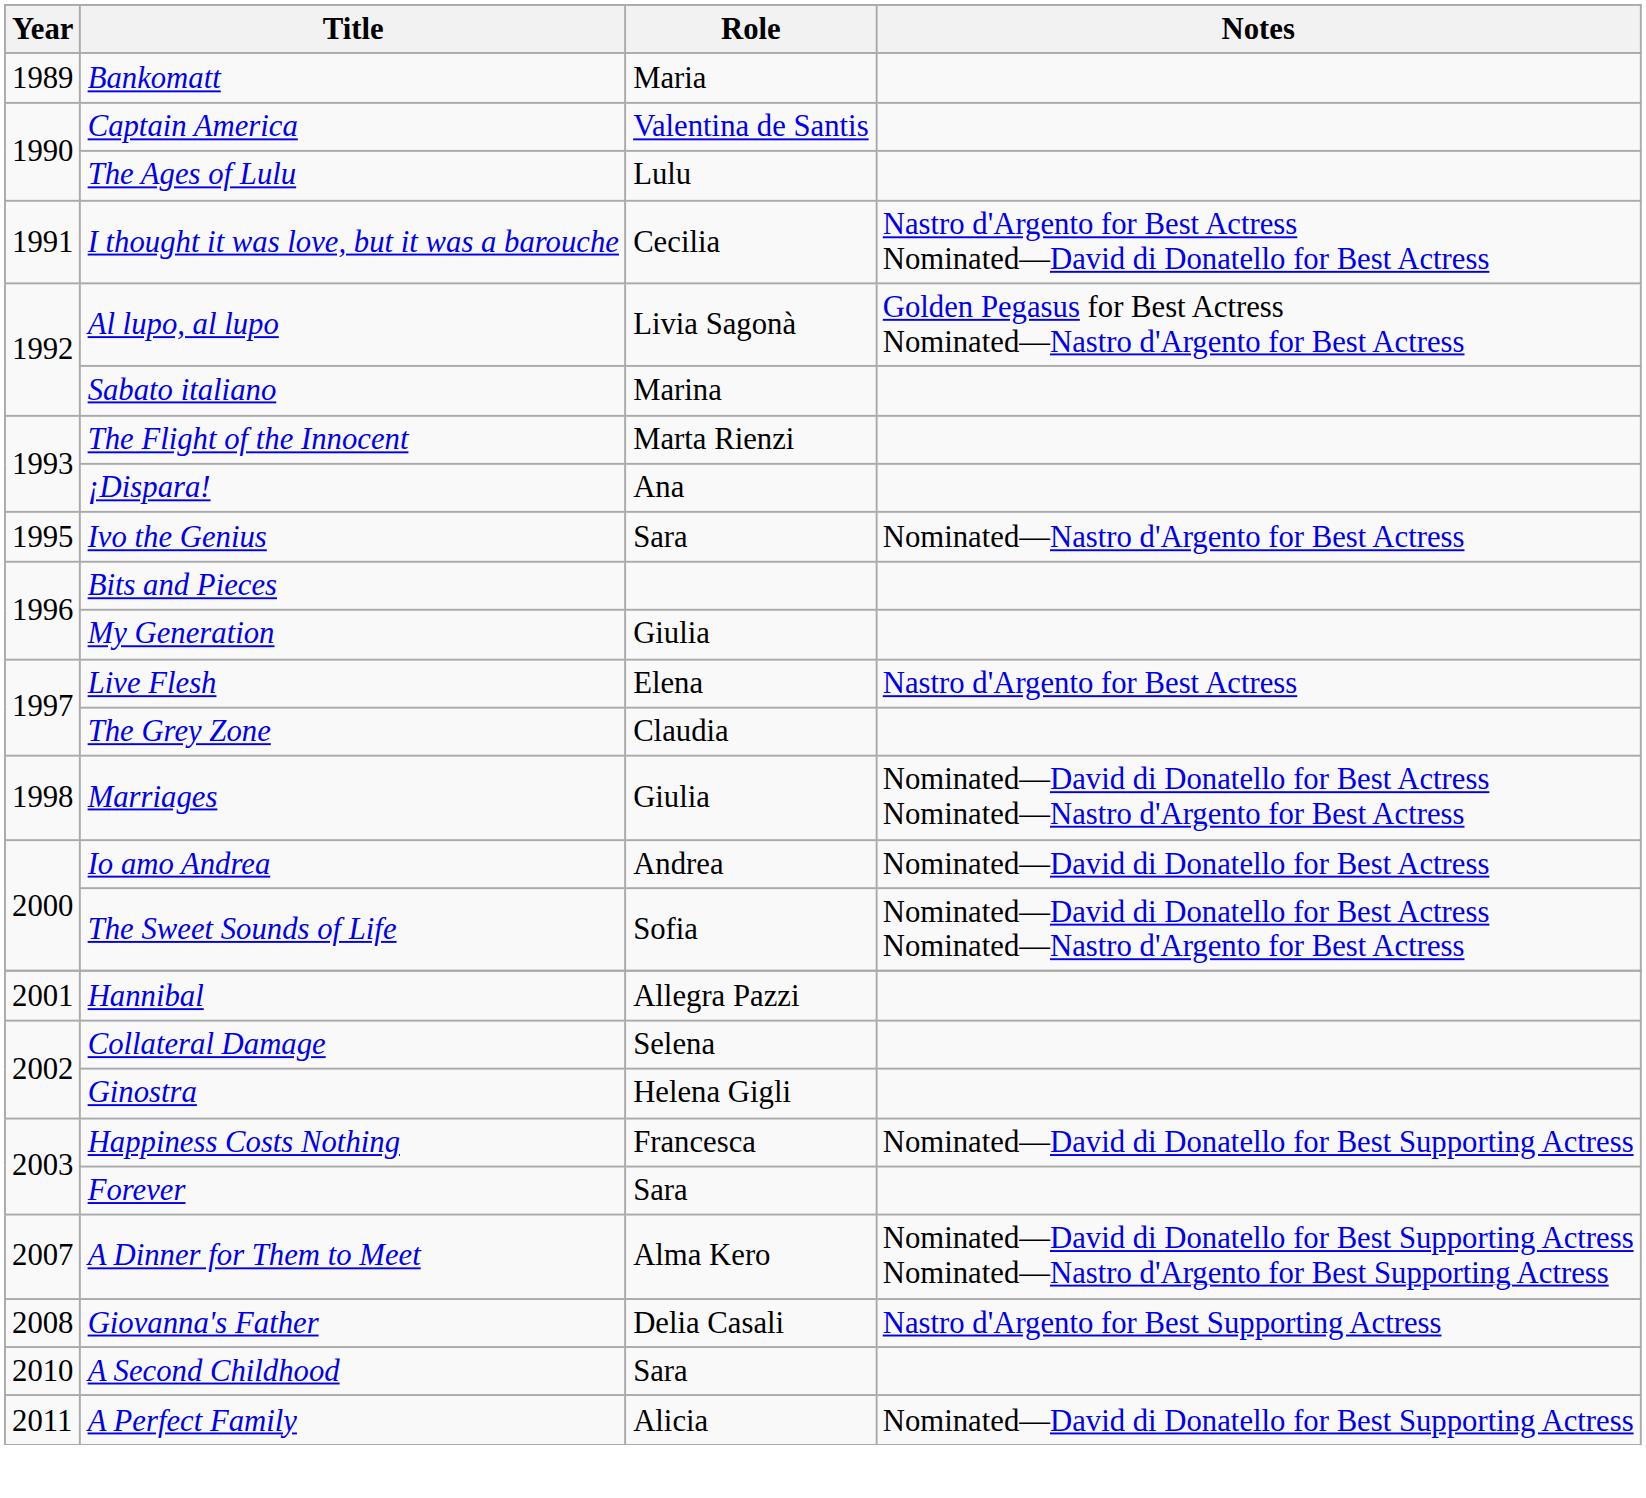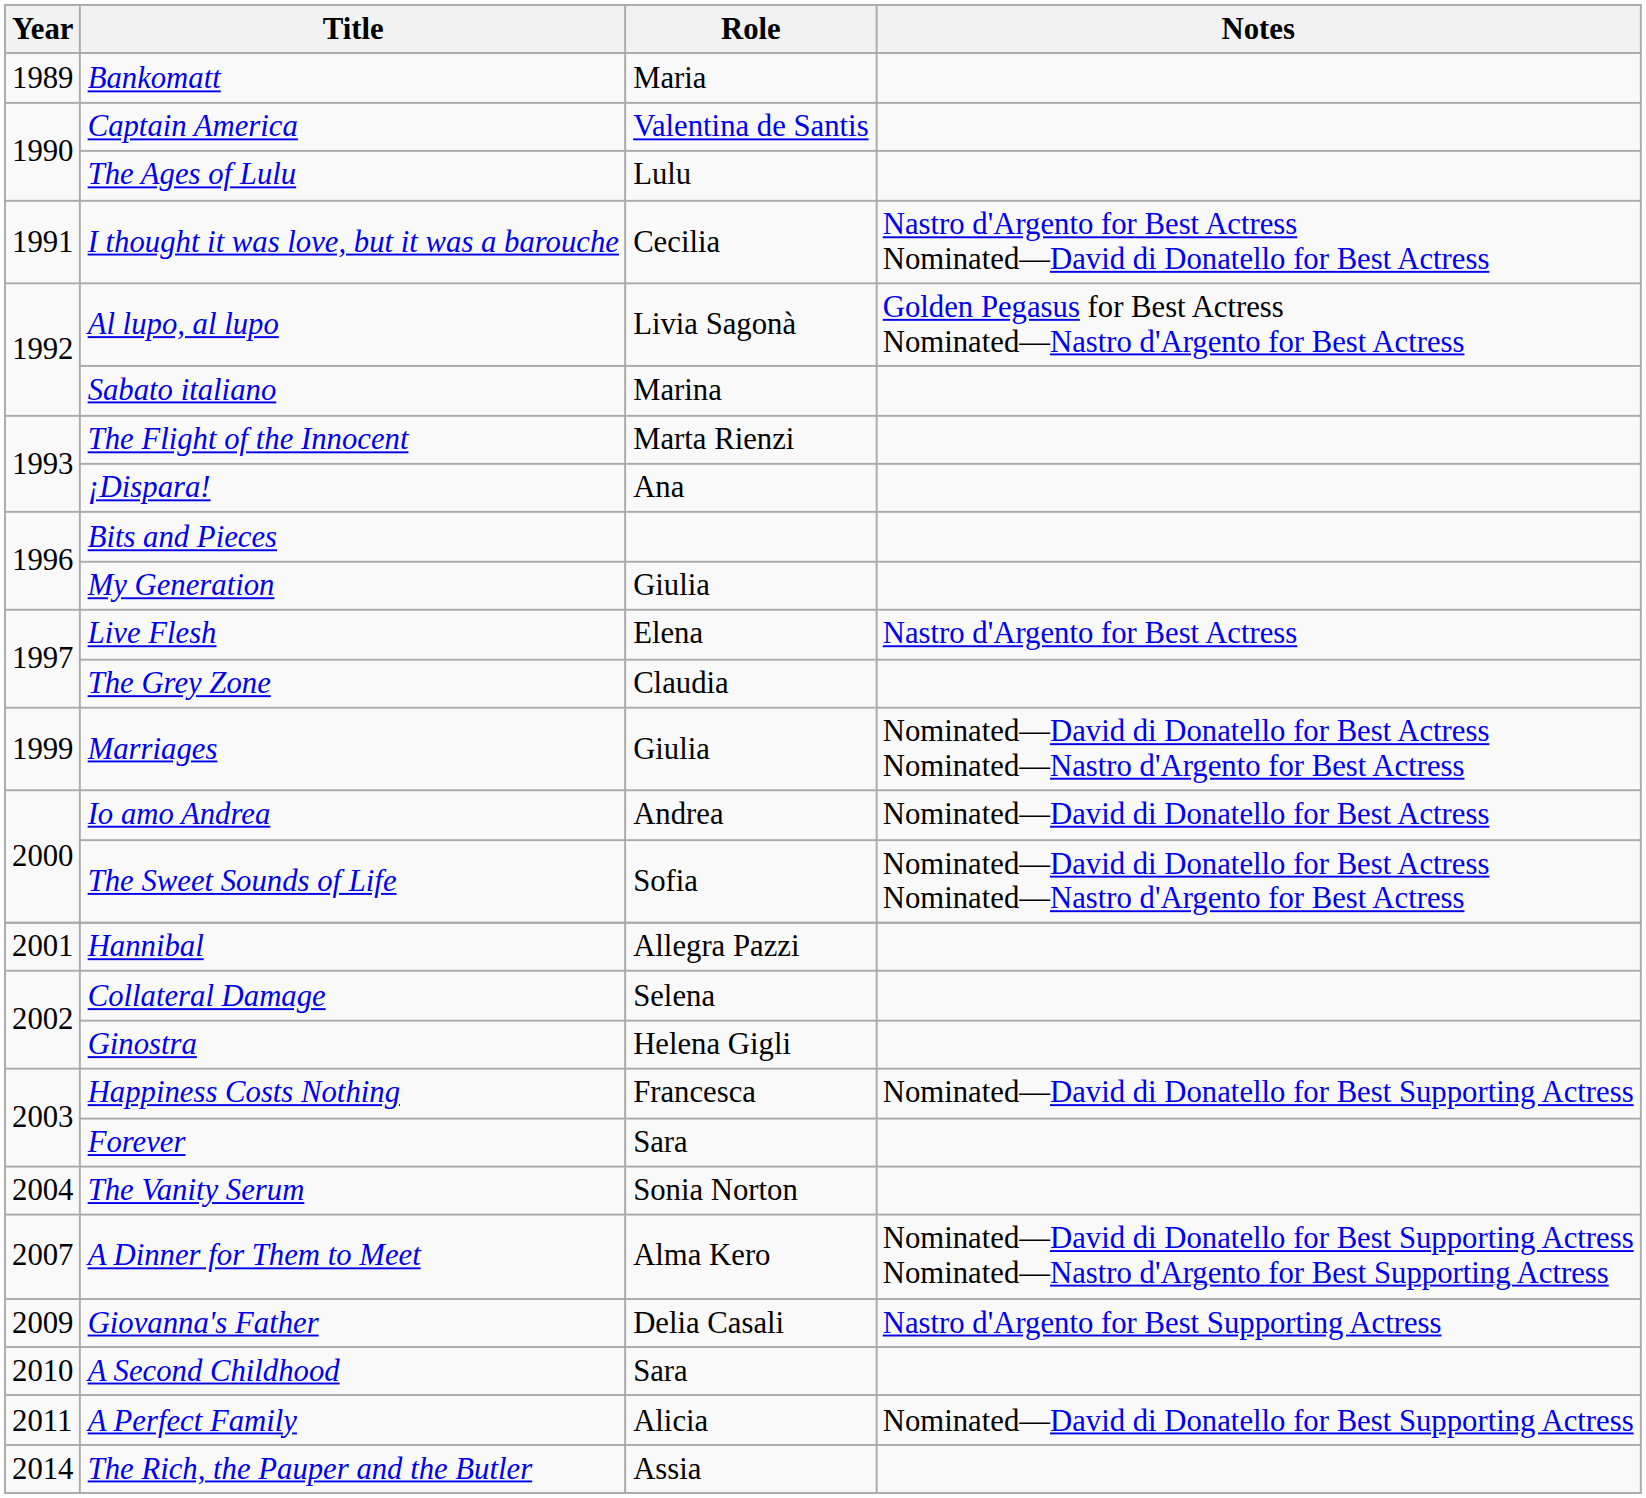- row: (177, 536)
(43, 797) 1998 -> (43, 748) 1999
+ row: (196, 1190)
(43, 1322) 2008 -> (43, 1322) 2009
+ row: (310, 1468)
